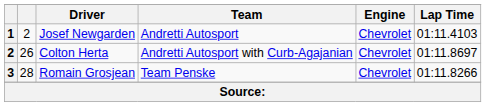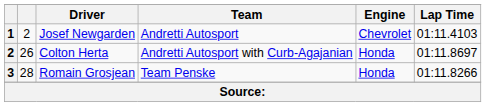(385, 53) Chevrolet -> (377, 53) Honda
(385, 73) Chevrolet -> (377, 73) Honda
